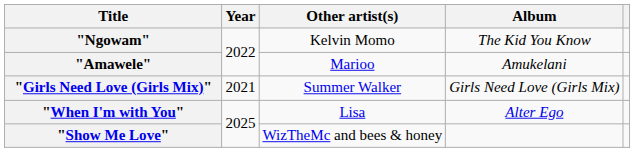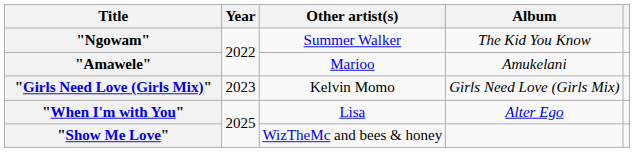(352, 40) Kelvin Momo -> (352, 40) Summer Walker
(240, 87) 2021 -> (240, 87) 2023
(352, 87) Summer Walker -> (352, 87) Kelvin Momo
